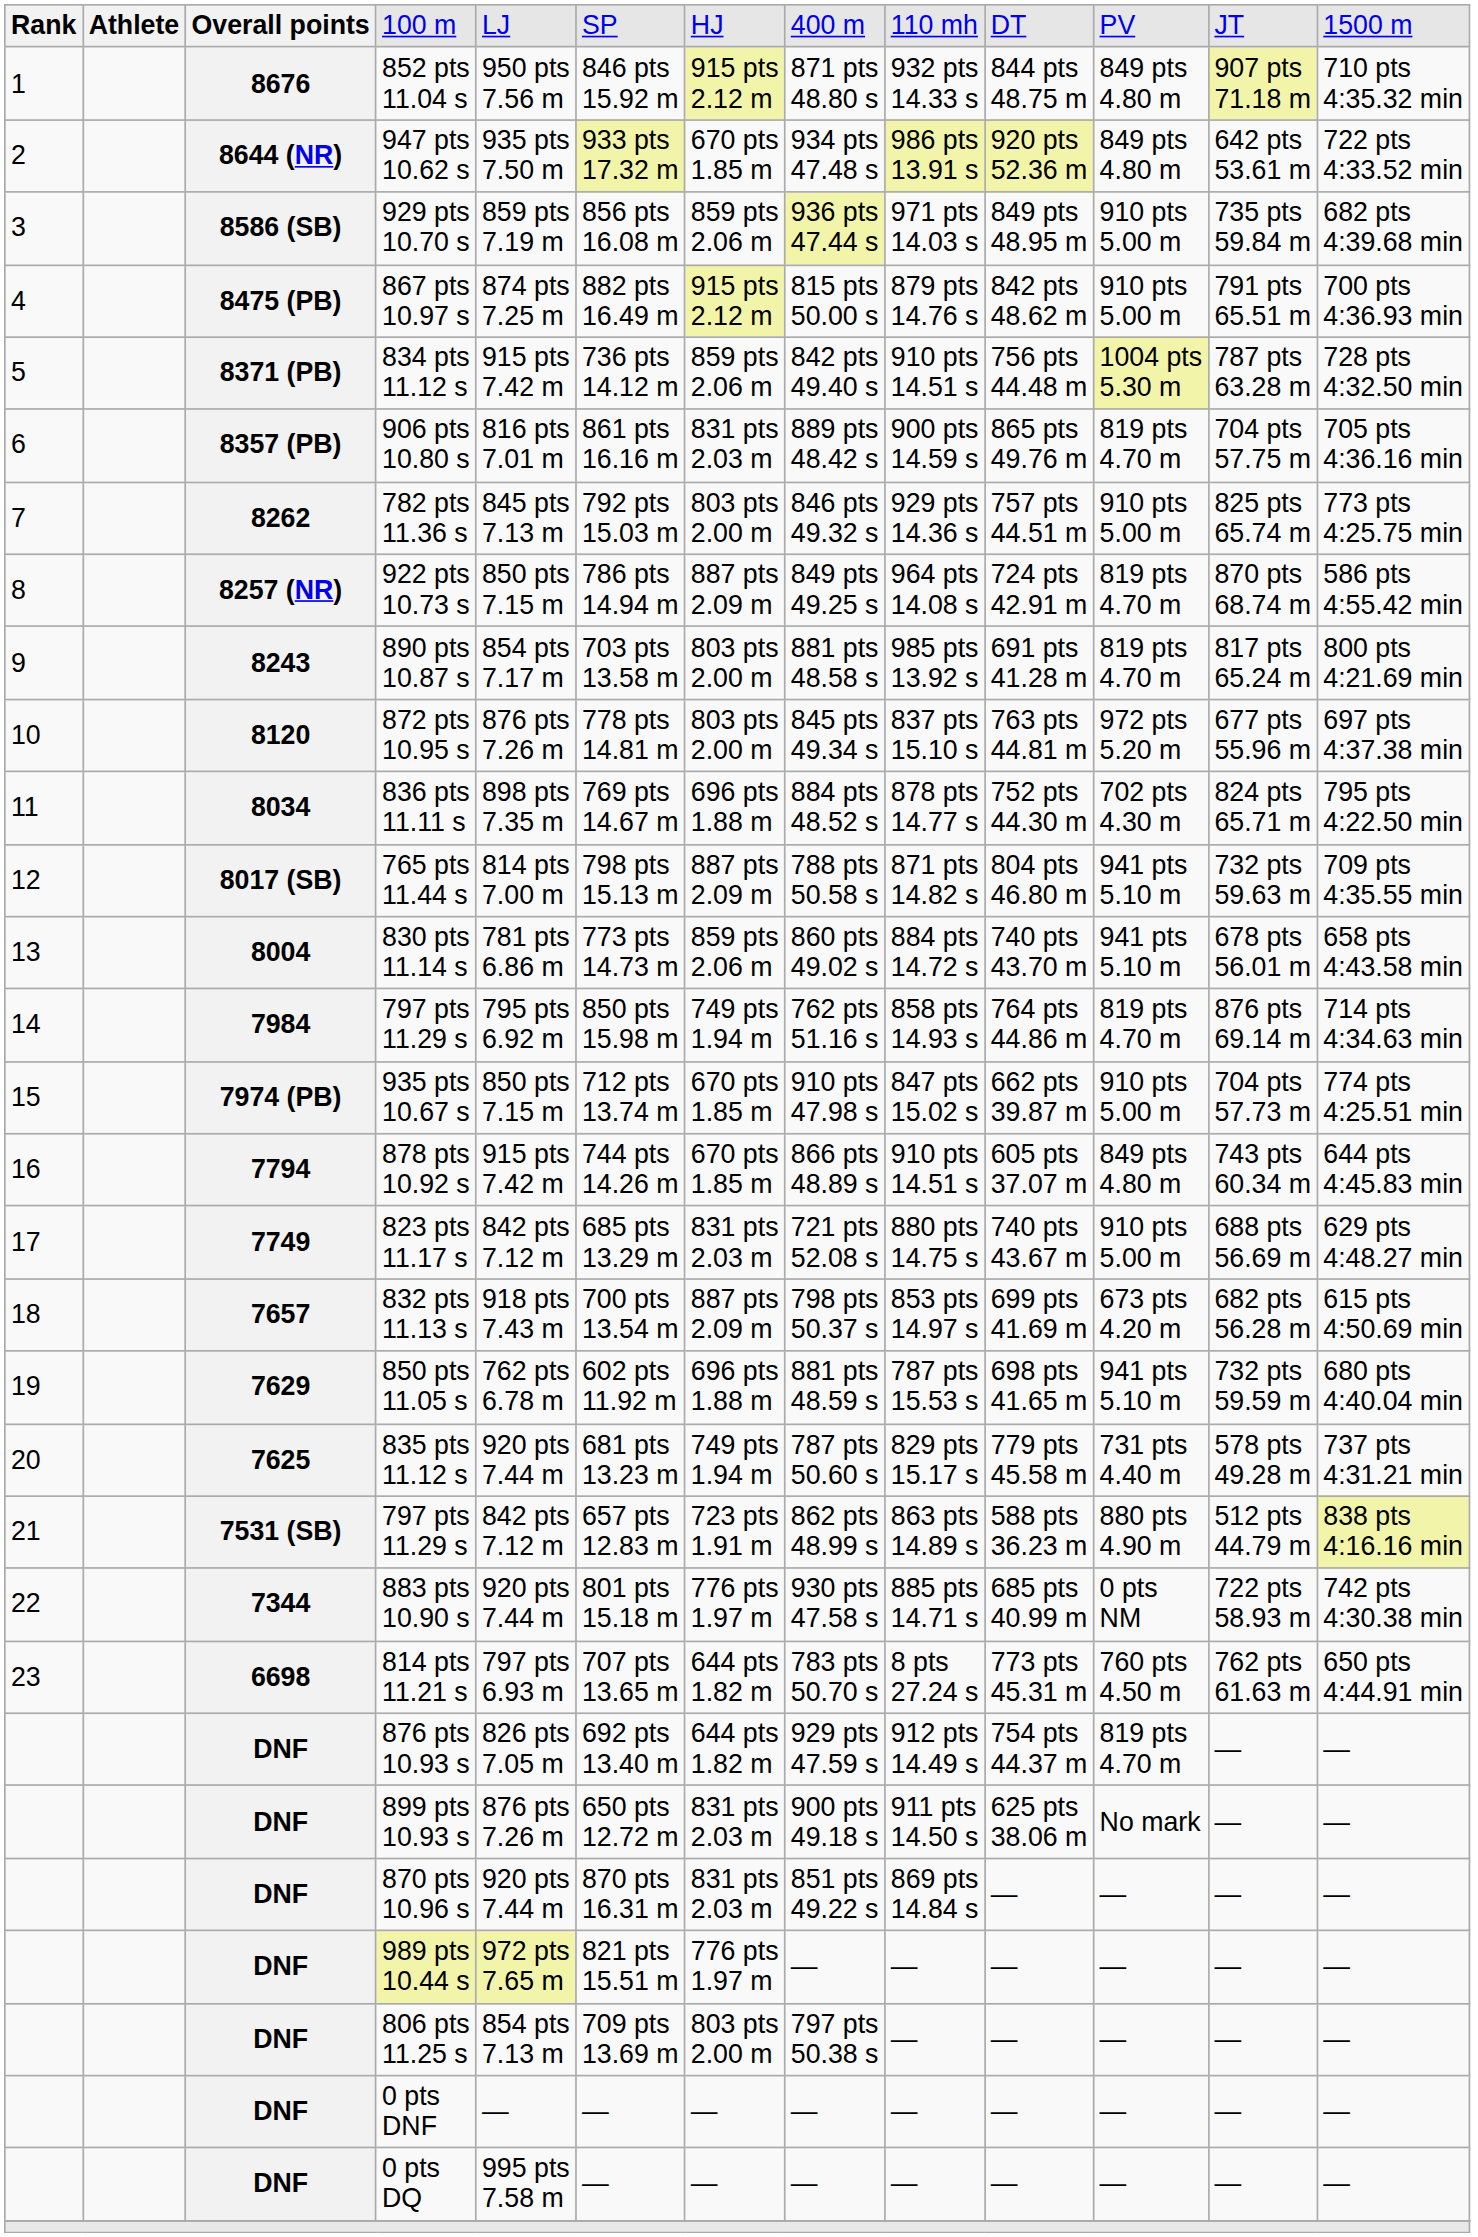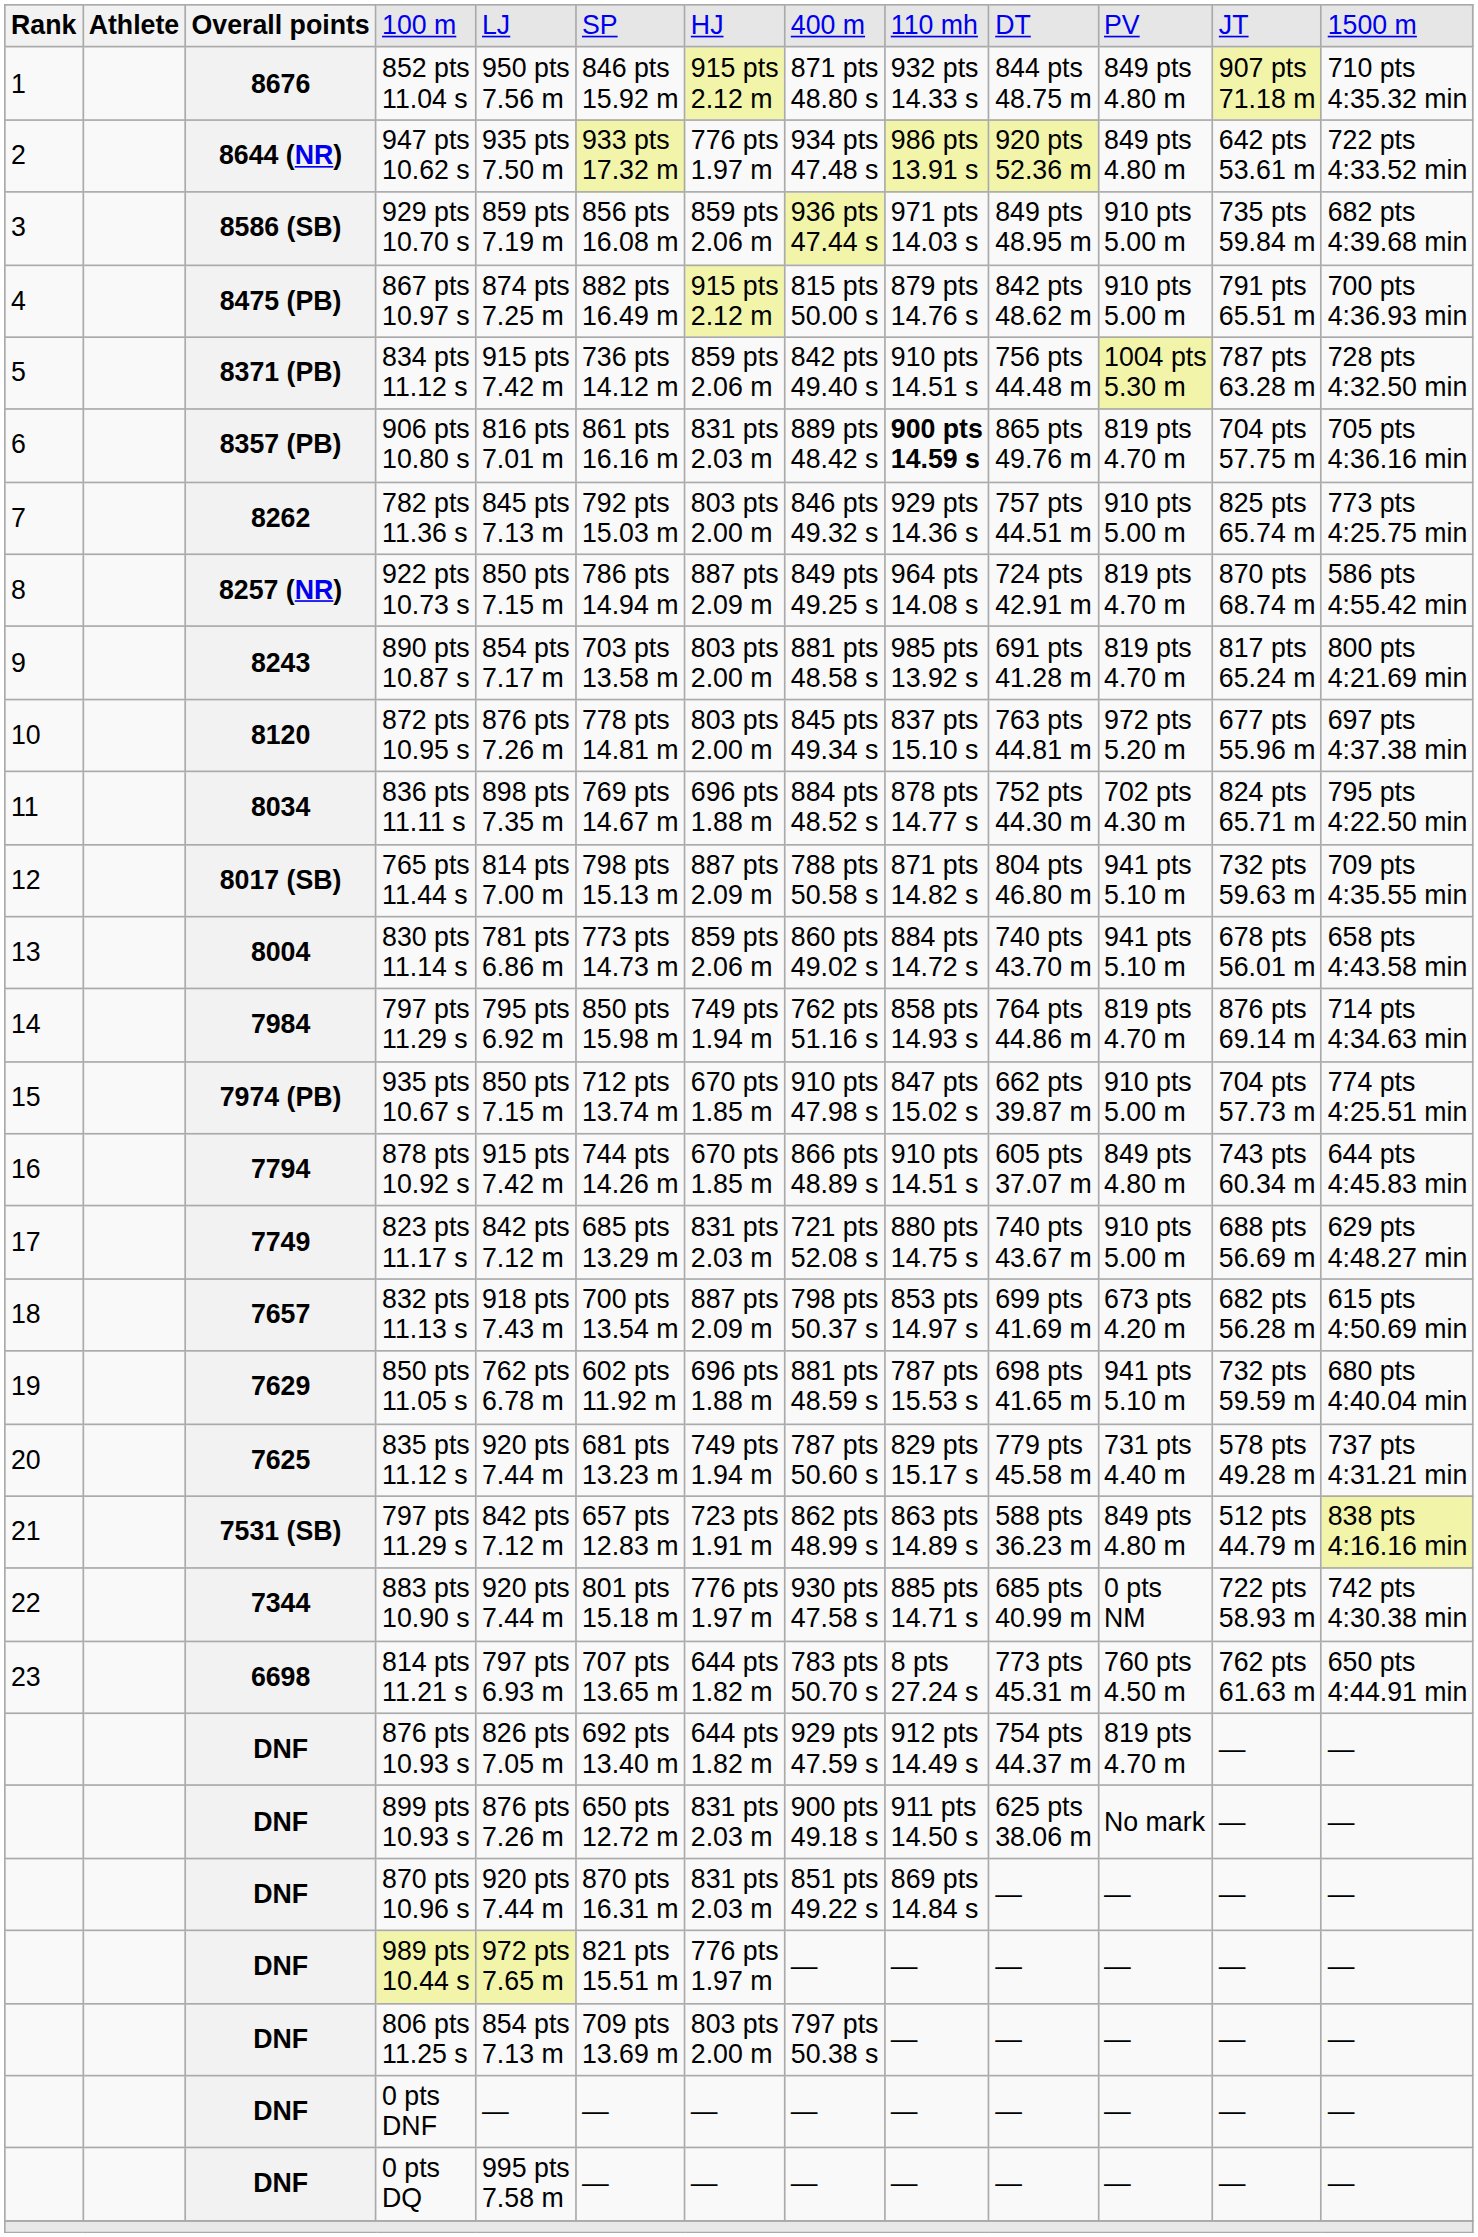(735, 155) 670 pts 1.85 m -> (735, 155) 776 pts 1.97 m
(935, 445) normal -> (937, 445) bold
(1143, 1531) 880 pts 4.90 m -> (1148, 1531) 849 pts 4.80 m
